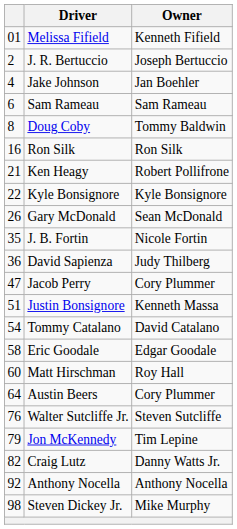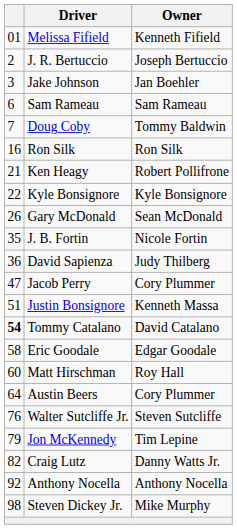(11, 82) 4 -> (11, 82) 3
(11, 127) 8 -> (11, 127) 7
(14, 328) normal -> (14, 328) bold
